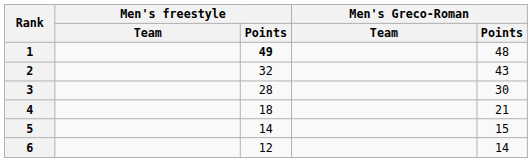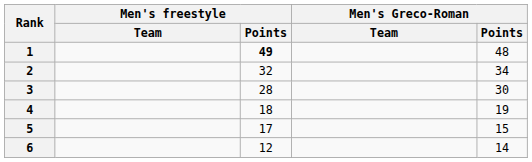(502, 71) 43 -> (502, 71) 34
(502, 109) 21 -> (502, 109) 19
(266, 128) 14 -> (266, 128) 17
